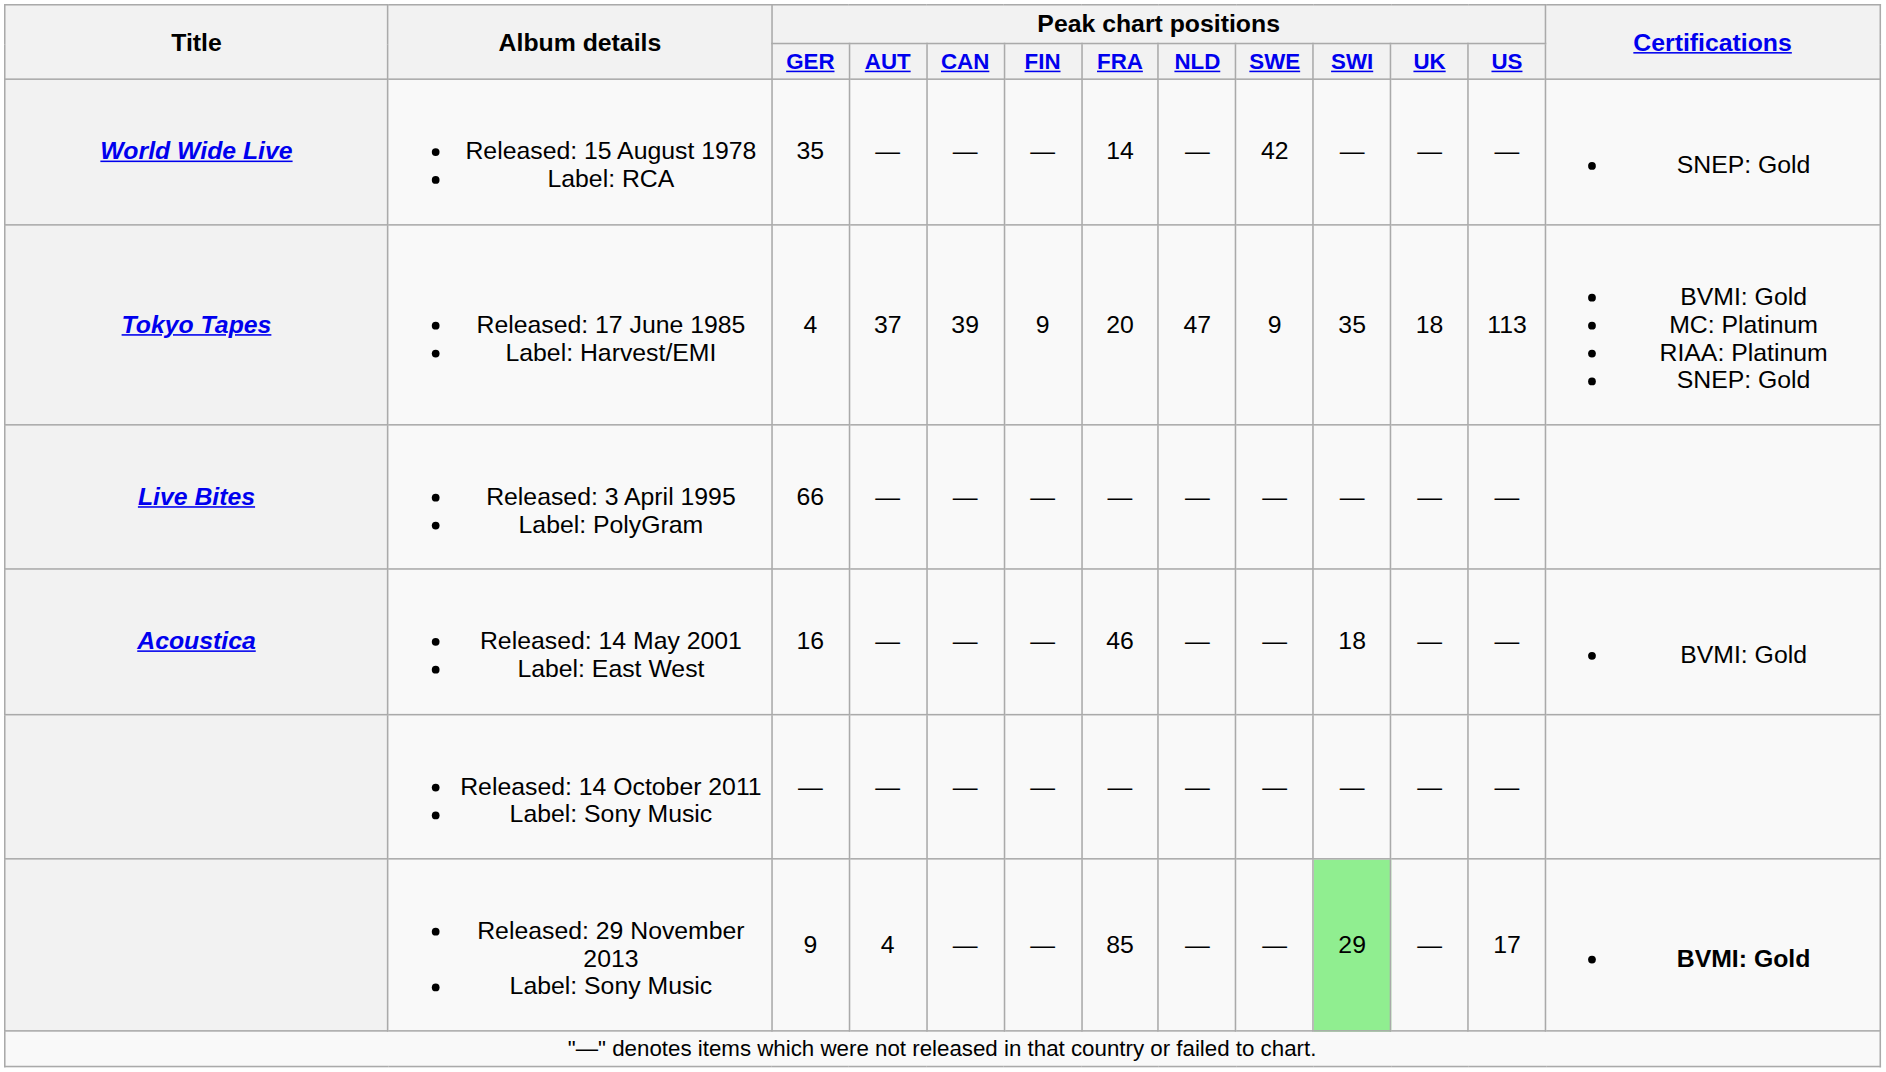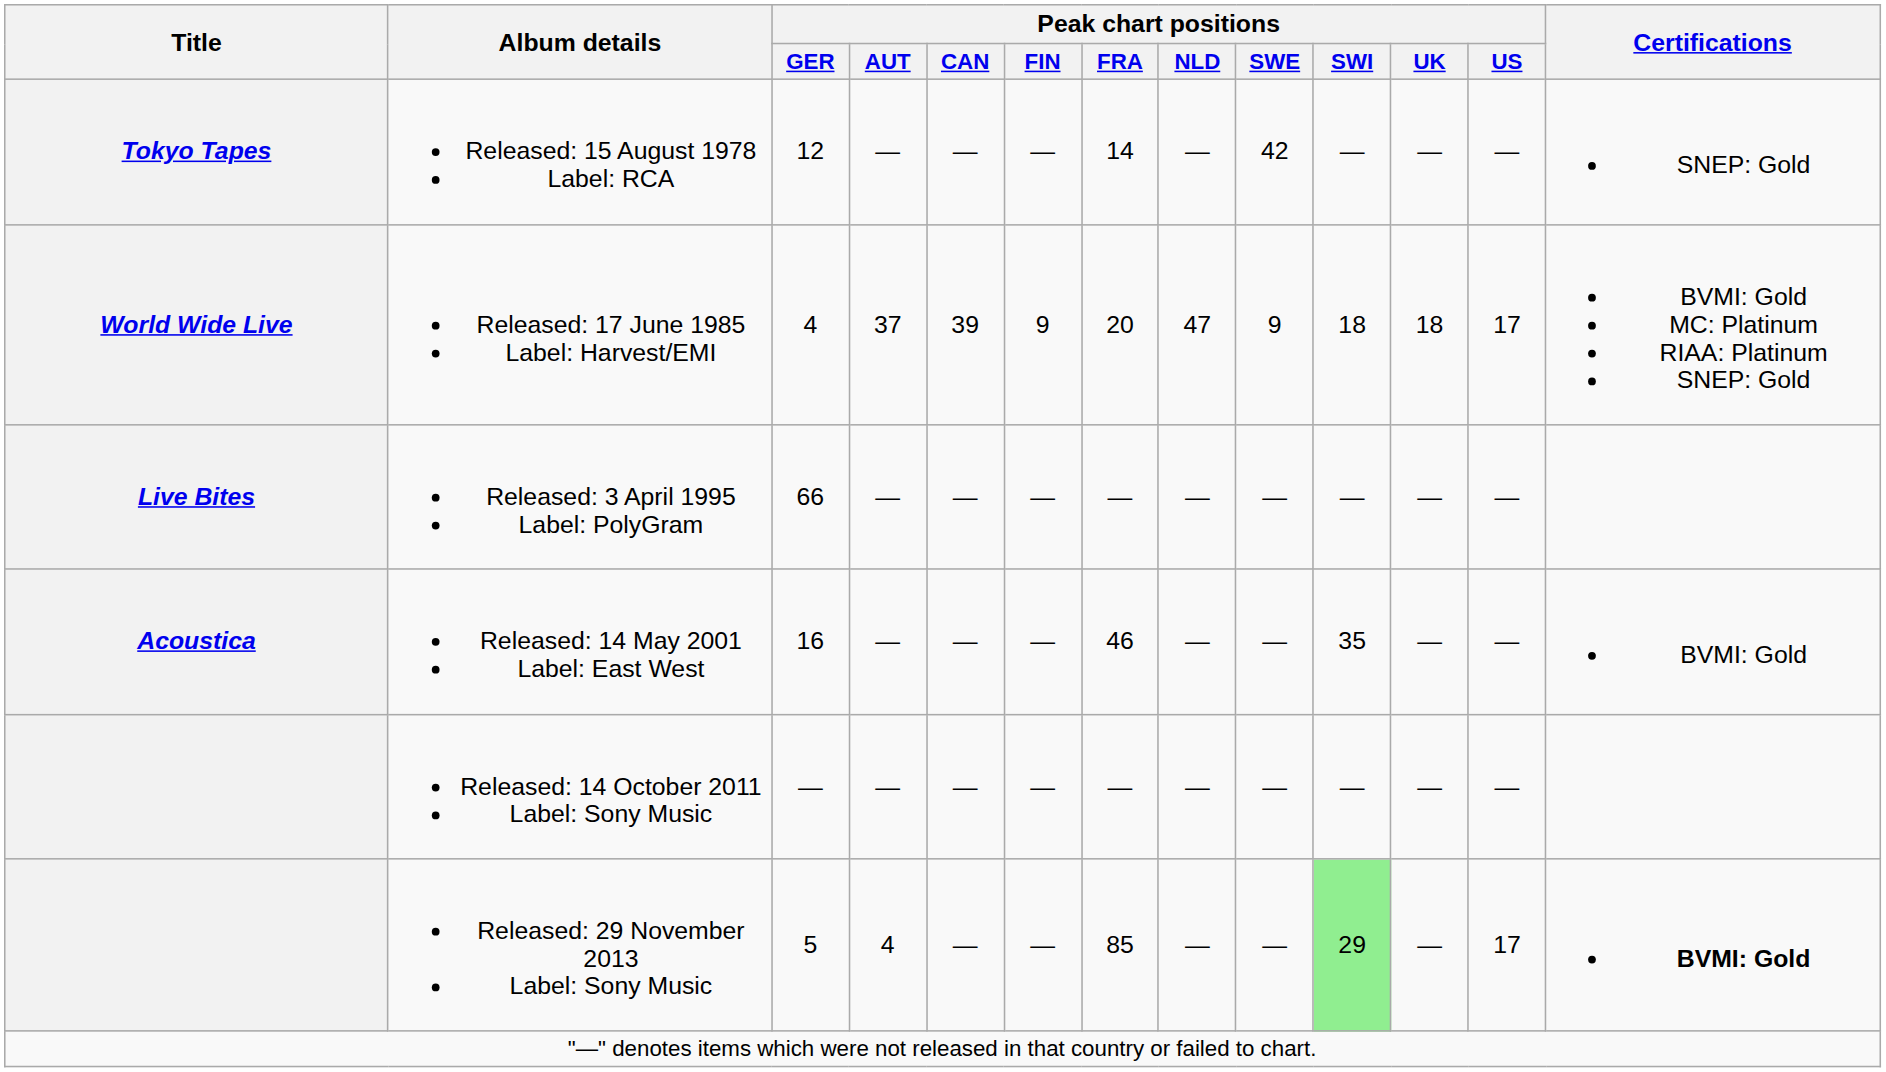(196, 151) World Wide Live -> (196, 151) Tokyo Tapes
(810, 151) 35 -> (810, 151) 12
(196, 324) Tokyo Tapes -> (196, 324) World Wide Live
(1352, 324) 35 -> (1352, 324) 18
(1507, 324) 113 -> (1507, 324) 17
(1352, 641) 18 -> (1352, 641) 35
(810, 944) 9 -> (810, 944) 5
